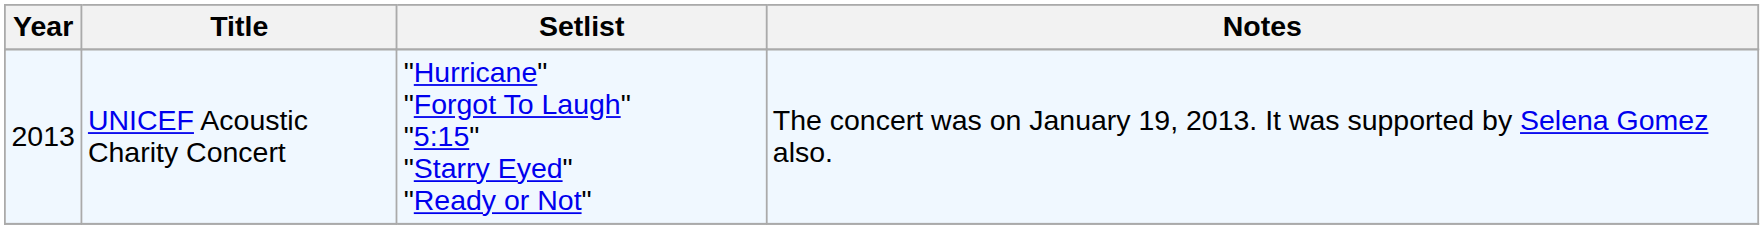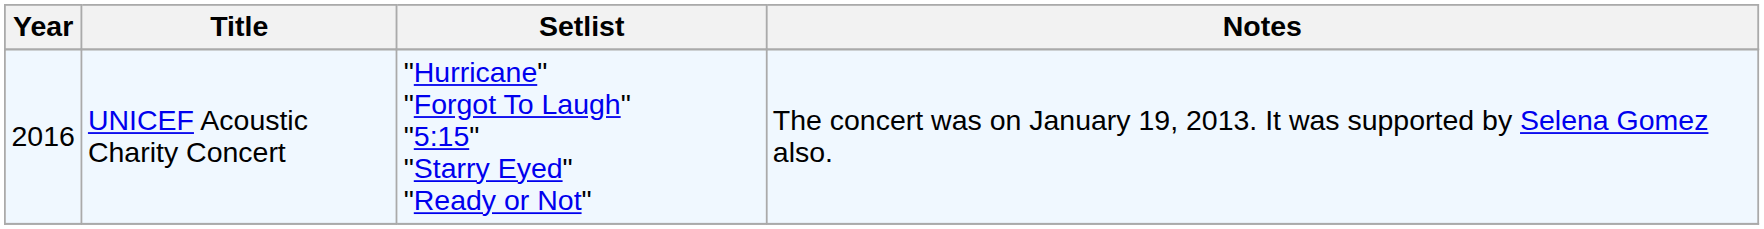(43, 136) 2013 -> (43, 136) 2016
